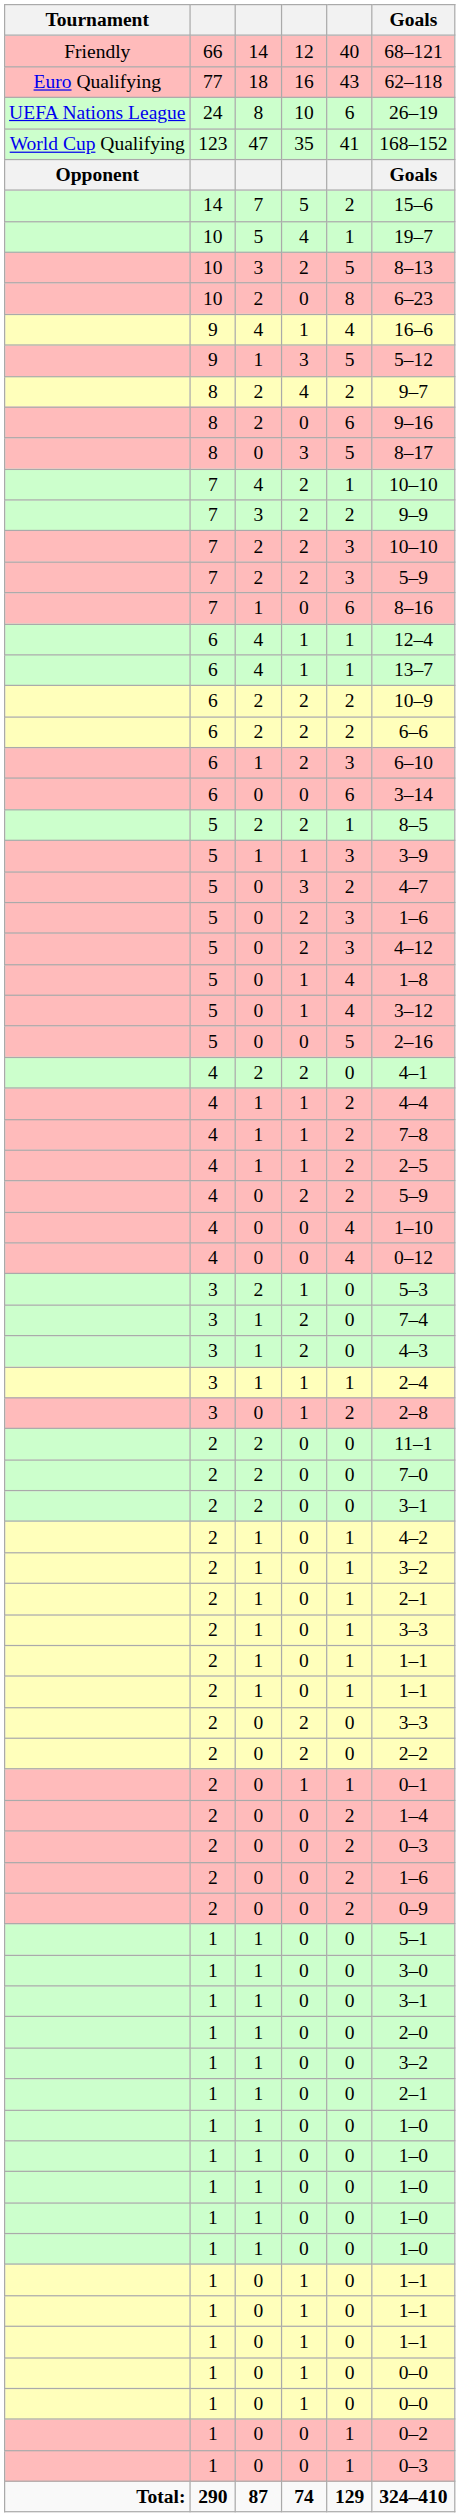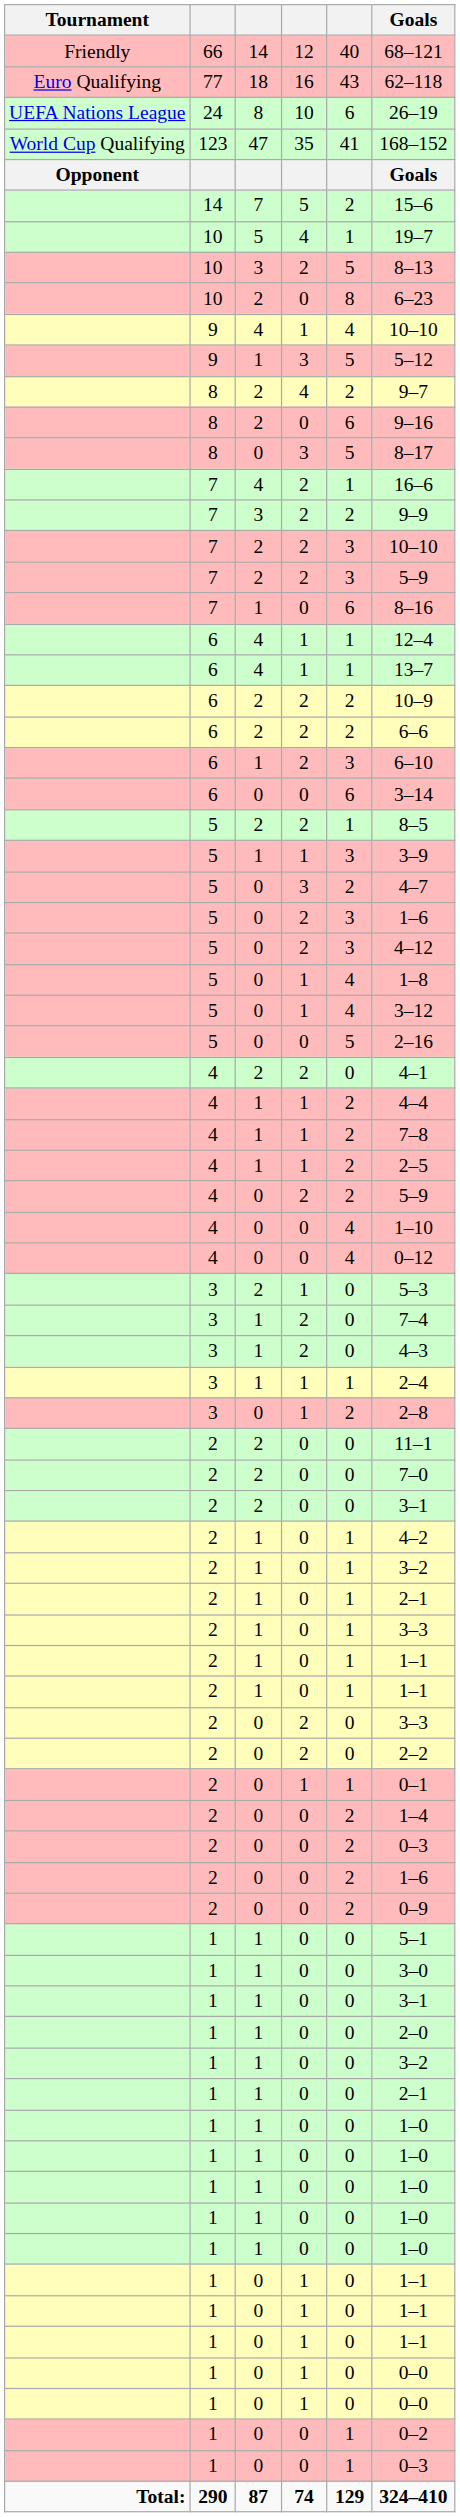(413, 329) 16–6 -> (413, 329) 10–10
(413, 484) 10–10 -> (413, 484) 16–6
